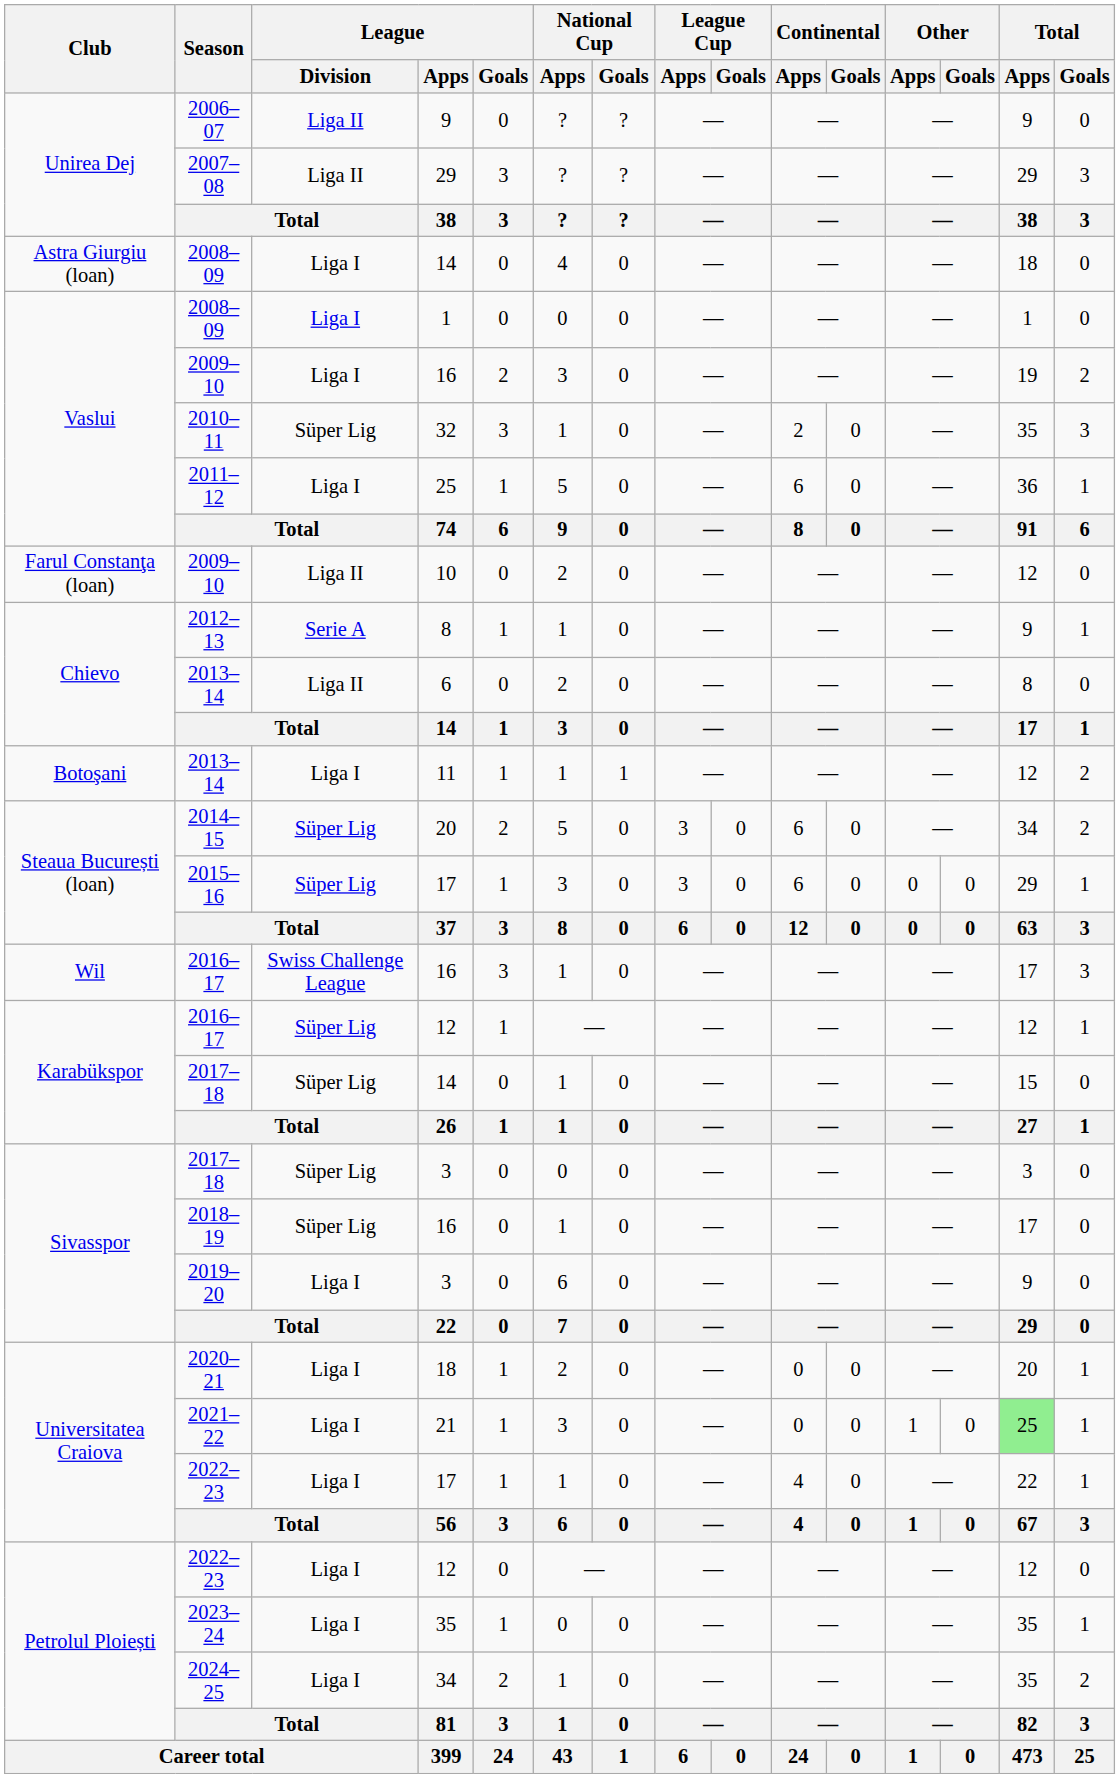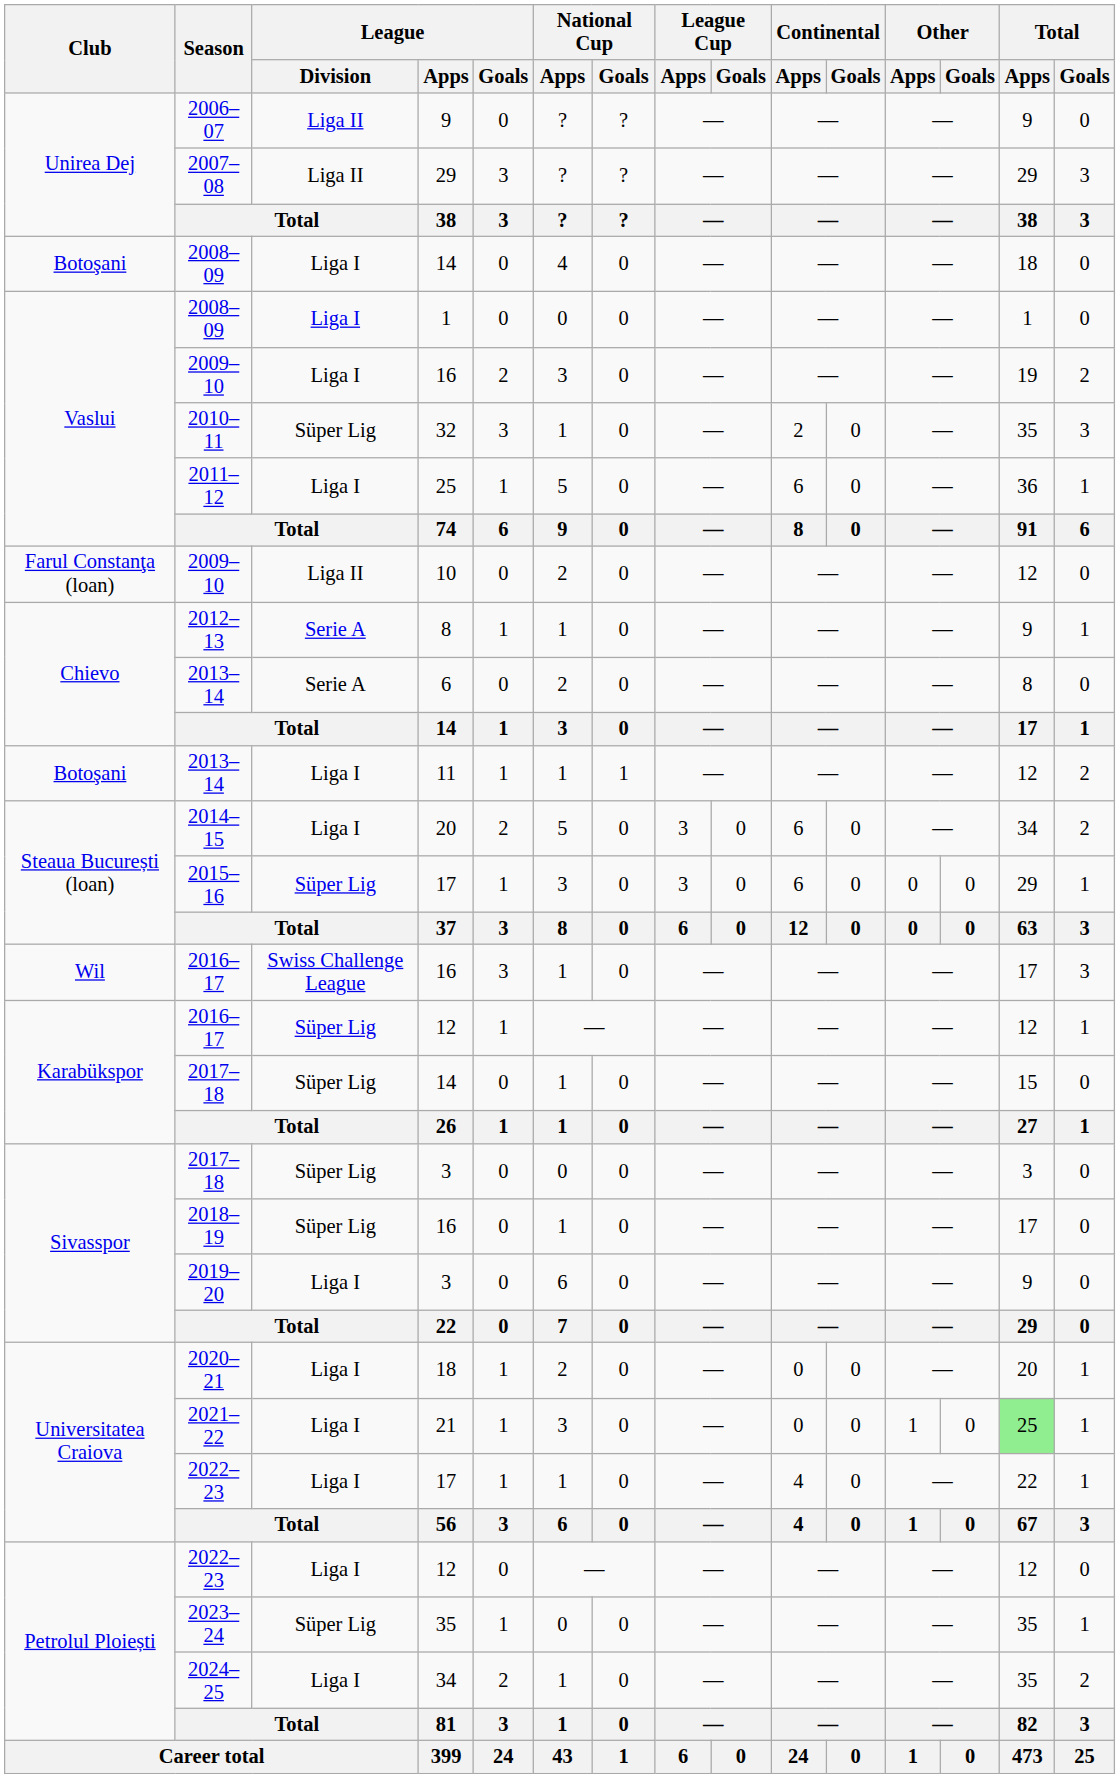(90, 263) Astra Giurgiu (loan) -> (90, 263) Botoşani
(335, 684) Liga II -> (335, 684) Serie A
(335, 828) Süper Lig -> (335, 828) Liga I
(335, 1624) Liga I -> (335, 1624) Süper Lig
